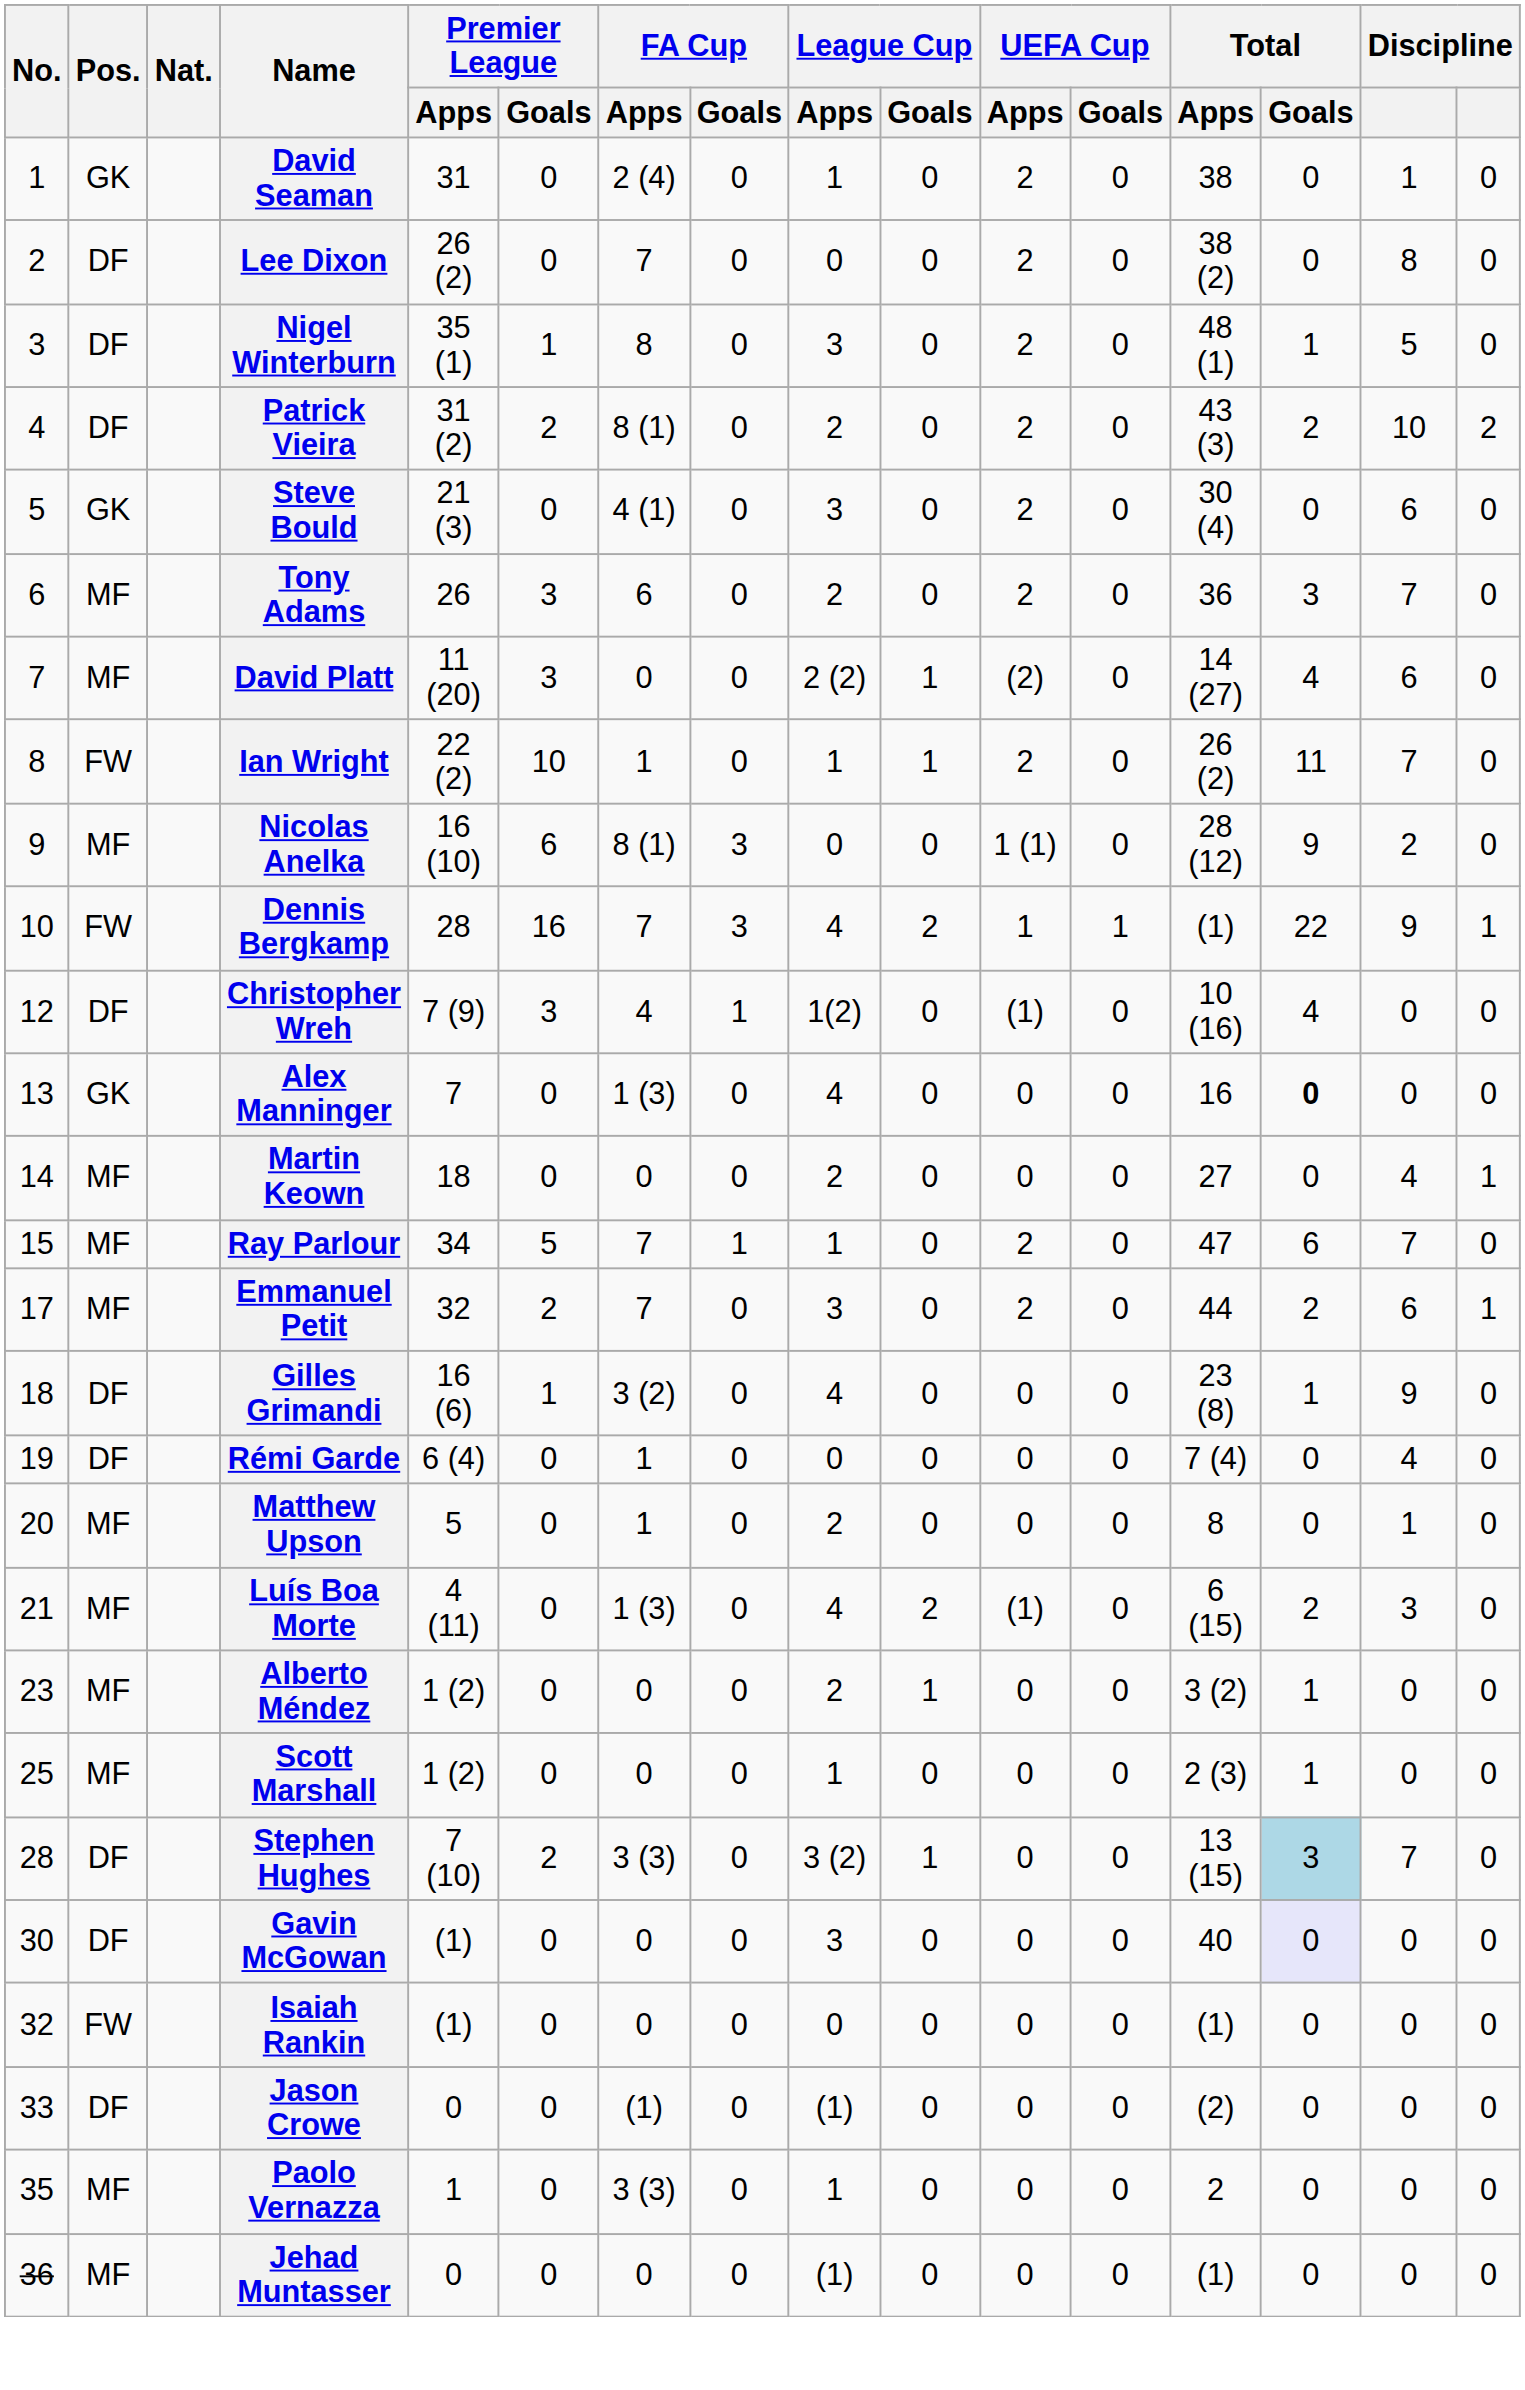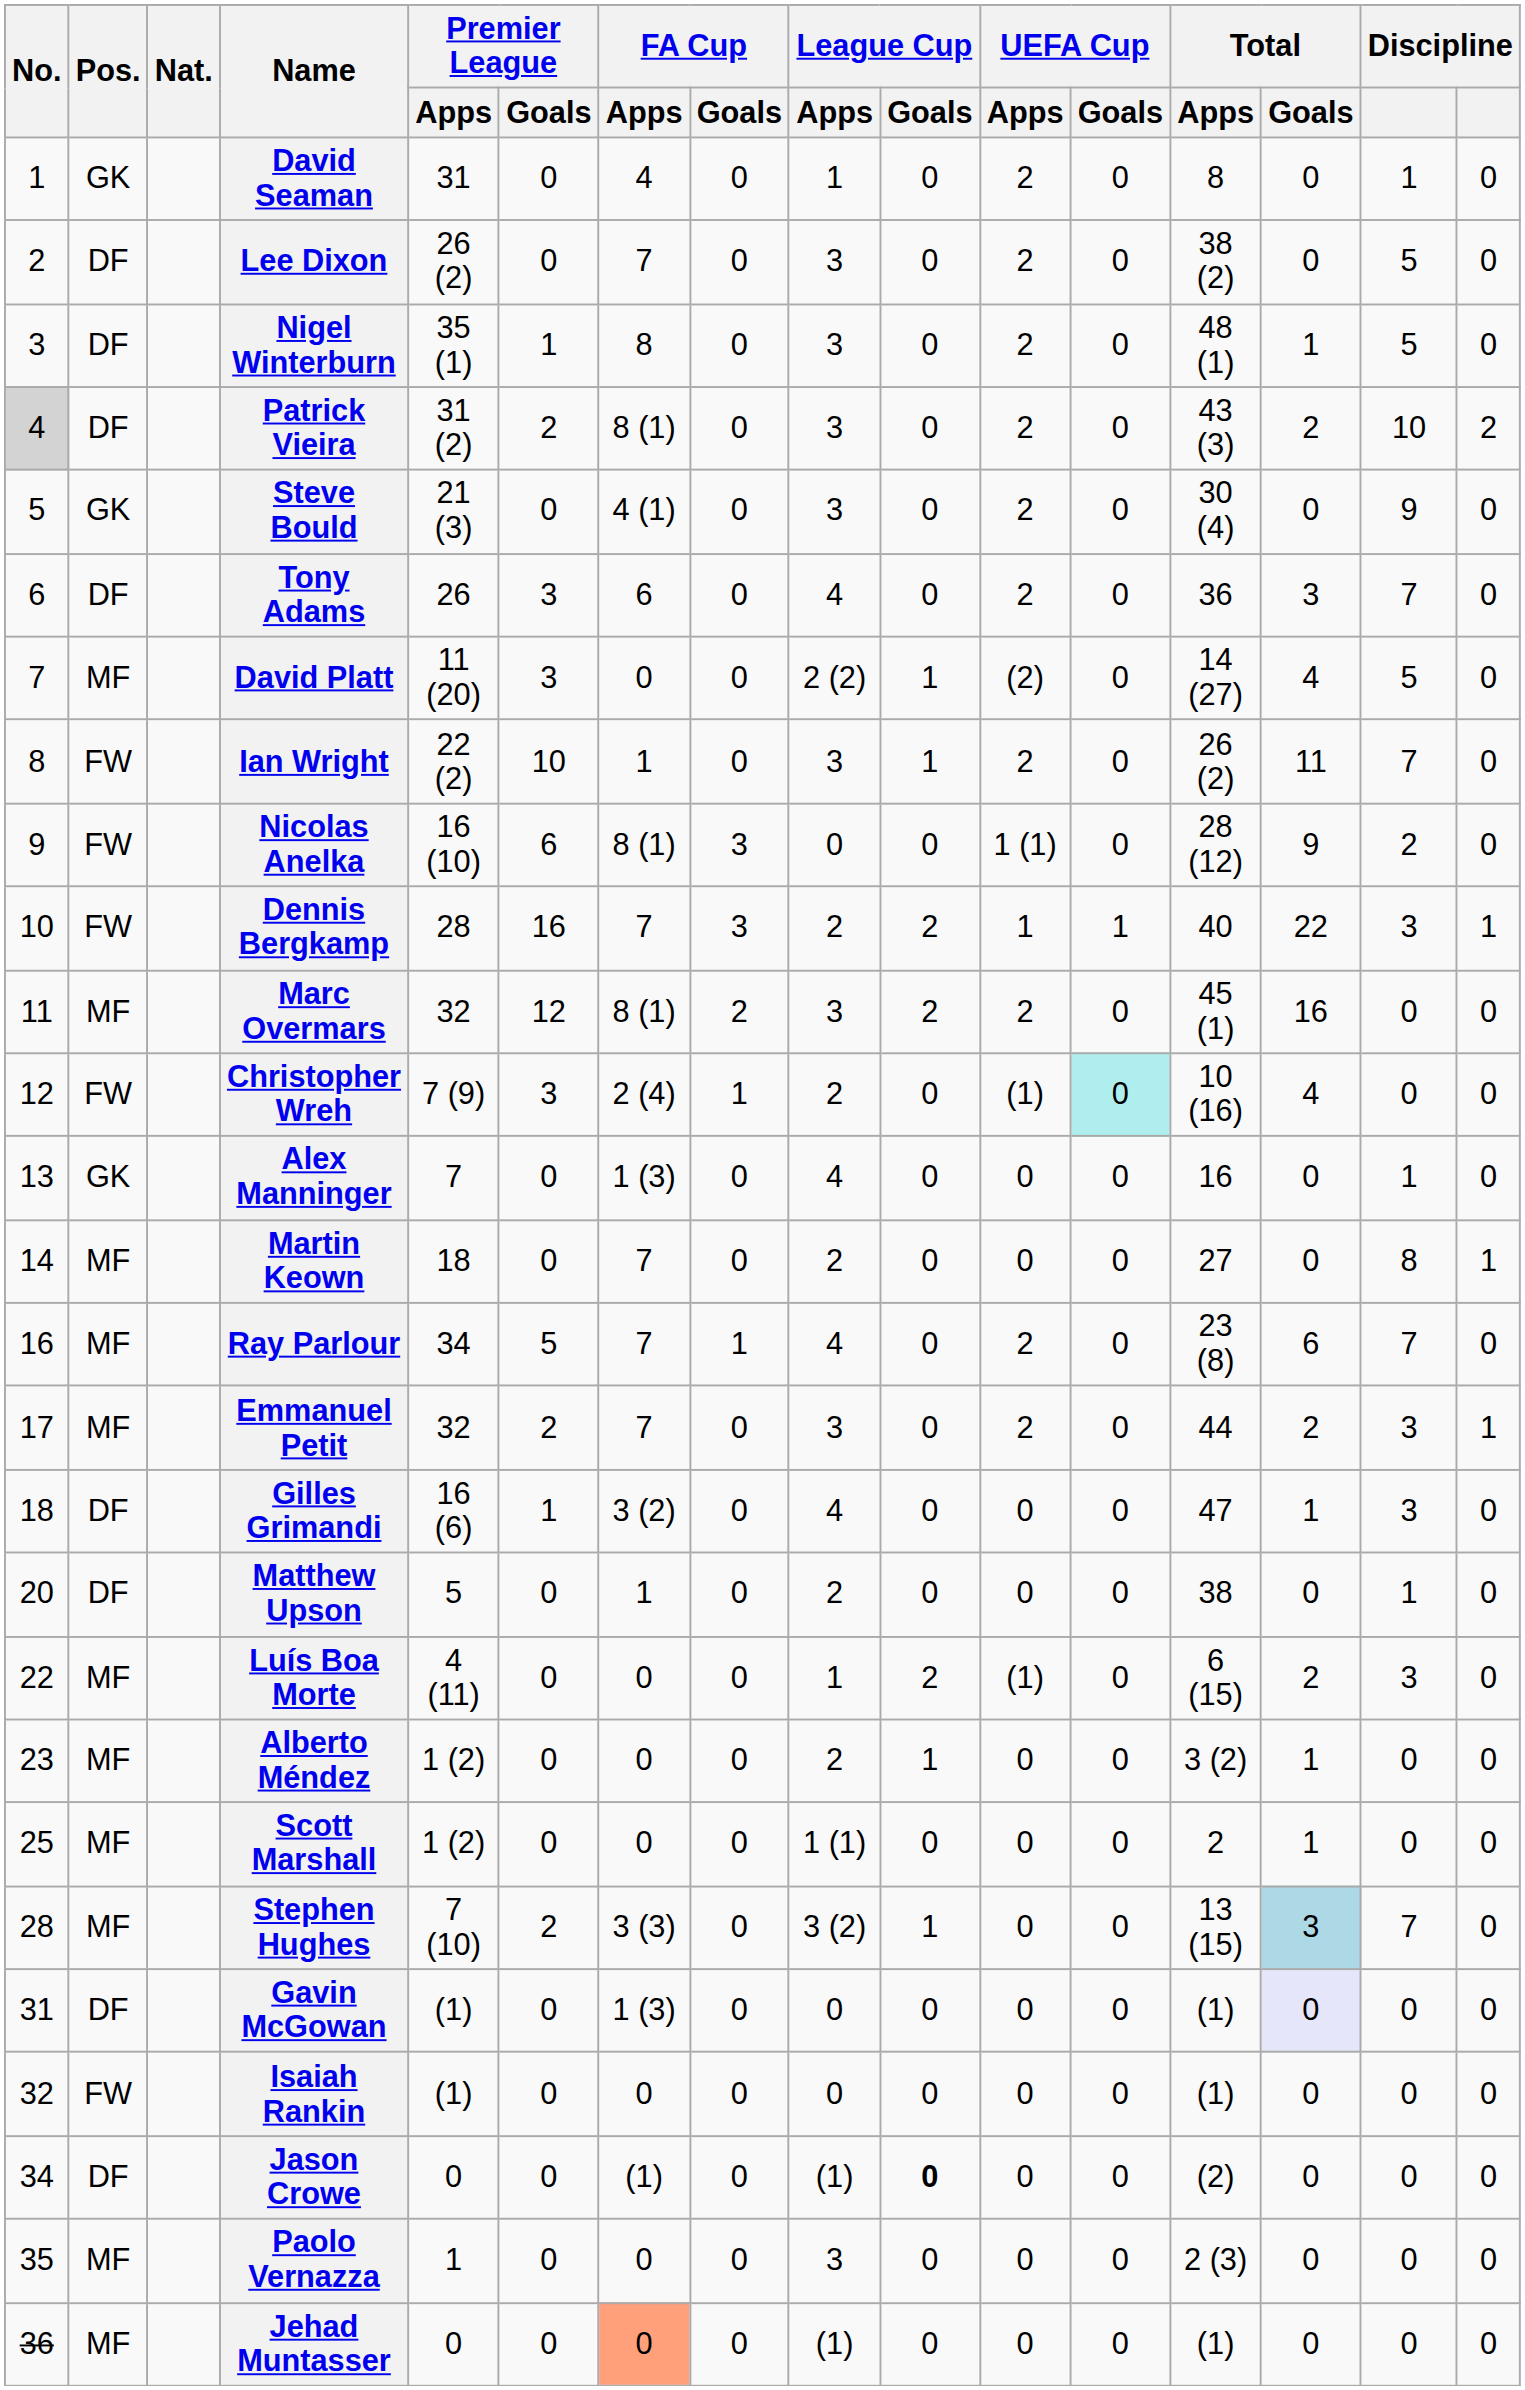(644, 178) 2 (4) -> (644, 178) 4
(1216, 178) 38 -> (1216, 178) 8
(835, 261) 0 -> (835, 261) 3
(1409, 261) 8 -> (1409, 261) 5
(37, 427) no background -> (37, 427) lightgrey background
(835, 427) 2 -> (835, 427) 3
(1409, 511) 6 -> (1409, 511) 9
(108, 594) MF -> (108, 594) DF
(835, 594) 2 -> (835, 594) 4
(1409, 677) 6 -> (1409, 677) 5
(835, 761) 1 -> (835, 761) 3
(108, 844) MF -> (108, 844) FW
(835, 927) 4 -> (835, 927) 2
(1216, 927) (1) -> (1216, 927) 40
(1409, 927) 9 -> (1409, 927) 3
+ row: (314, 1010)
(108, 1010) DF -> (108, 1094) FW
(644, 1010) 4 -> (644, 1094) 2 (4)
(835, 1010) 1(2) -> (835, 1094) 2
(1120, 1010) no background -> (1120, 1094) paleturquoise background
(1311, 1094) bold -> (1311, 1177) normal
(1409, 1094) 0 -> (1409, 1177) 1
(644, 1177) 0 -> (644, 1260) 7
(1409, 1177) 4 -> (1409, 1260) 8
(37, 1243) 15 -> (37, 1344) 16
(835, 1243) 1 -> (835, 1344) 4
(1216, 1243) 47 -> (1216, 1344) 23 (8)
(1409, 1309) 6 -> (1409, 1427) 3
(1216, 1392) 23 (8) -> (1216, 1510) 47
(1409, 1392) 9 -> (1409, 1510) 3
- row: (314, 1458)
(108, 1524) MF -> (108, 1593) DF
(1216, 1524) 8 -> (1216, 1593) 38
(37, 1608) 21 -> (37, 1677) 22
(644, 1608) 1 (3) -> (644, 1677) 0
(835, 1608) 4 -> (835, 1677) 1
(835, 1774) 1 -> (835, 1843) 1 (1)
(1216, 1774) 2 (3) -> (1216, 1843) 2
(108, 1857) DF -> (108, 1927) MF
(37, 1941) 30 -> (37, 2010) 31
(644, 1941) 0 -> (644, 2010) 1 (3)
(835, 1941) 3 -> (835, 2010) 0
(1216, 1941) 40 -> (1216, 2010) (1)
(37, 2107) 33 -> (37, 2176) 34
(930, 2107) normal -> (930, 2176) bold
(644, 2191) 3 (3) -> (644, 2260) 0
(835, 2191) 1 -> (835, 2260) 3
(1216, 2191) 2 -> (1216, 2260) 2 (3)
(644, 2274) no background -> (644, 2343) lightsalmon background
